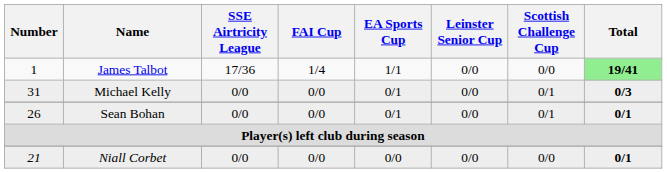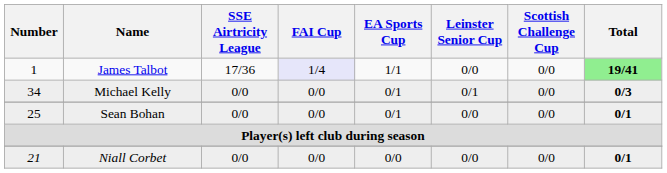(317, 69) no background -> (317, 69) lavender background
(34, 91) 31 -> (34, 91) 34
(470, 91) 0/0 -> (470, 91) 0/1
(546, 91) 0/1 -> (546, 91) 0/0
(34, 113) 26 -> (34, 113) 25
(546, 113) 0/1 -> (546, 113) 0/0
